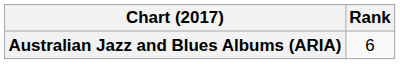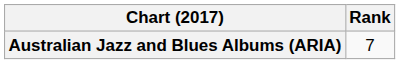(370, 44) 6 -> (370, 44) 7
